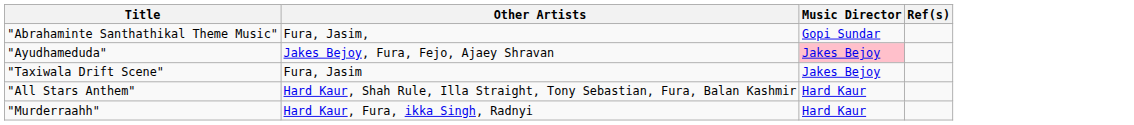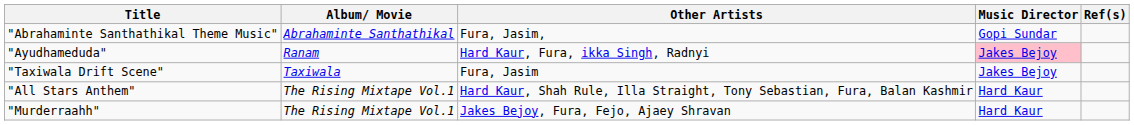+ column: (369, 14)
(419, 53) Jakes Bejoy, Fura, Fejo, Ajaey Shravan -> (585, 53) Hard Kaur, Fura, ikka Singh, Radnyi
(408, 110) Hard Kaur, Fura, ikka Singh, Radnyi -> (595, 110) Jakes Bejoy, Fura, Fejo, Ajaey Shravan
